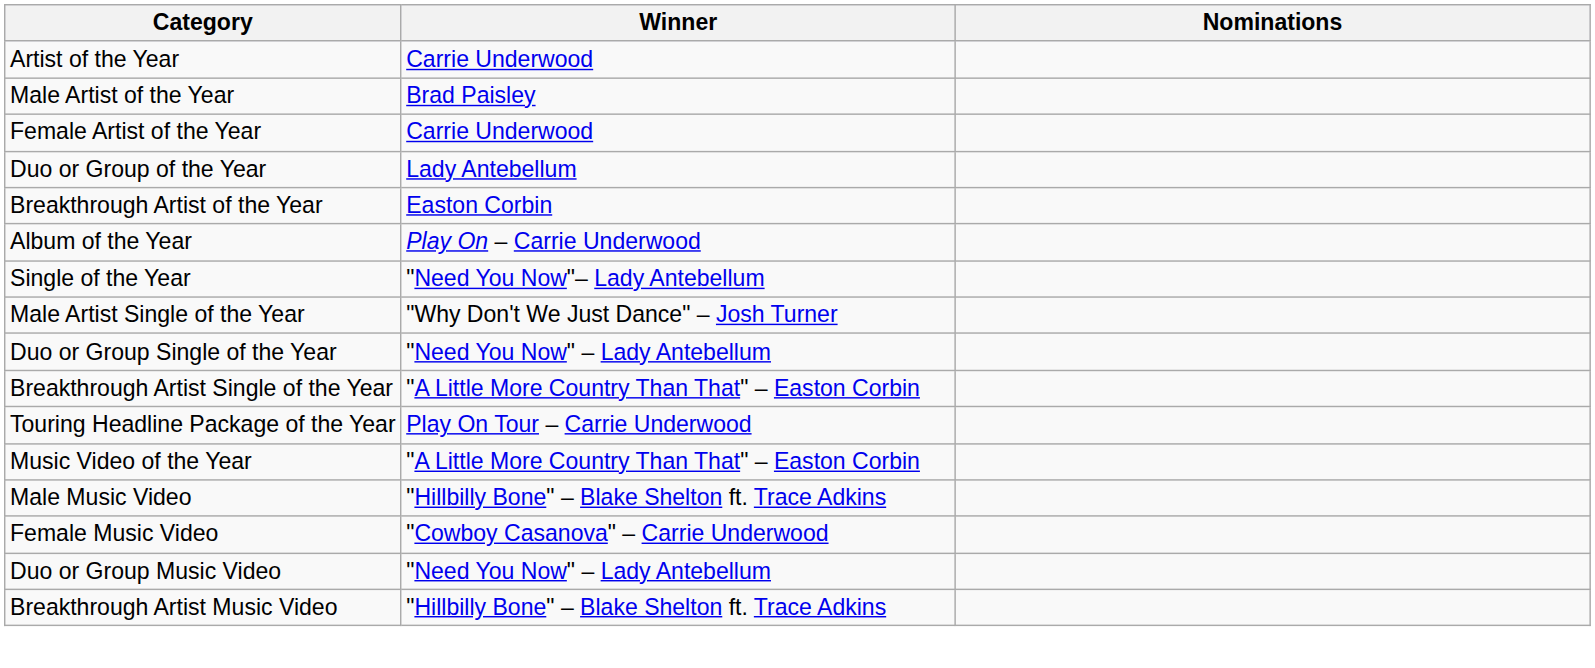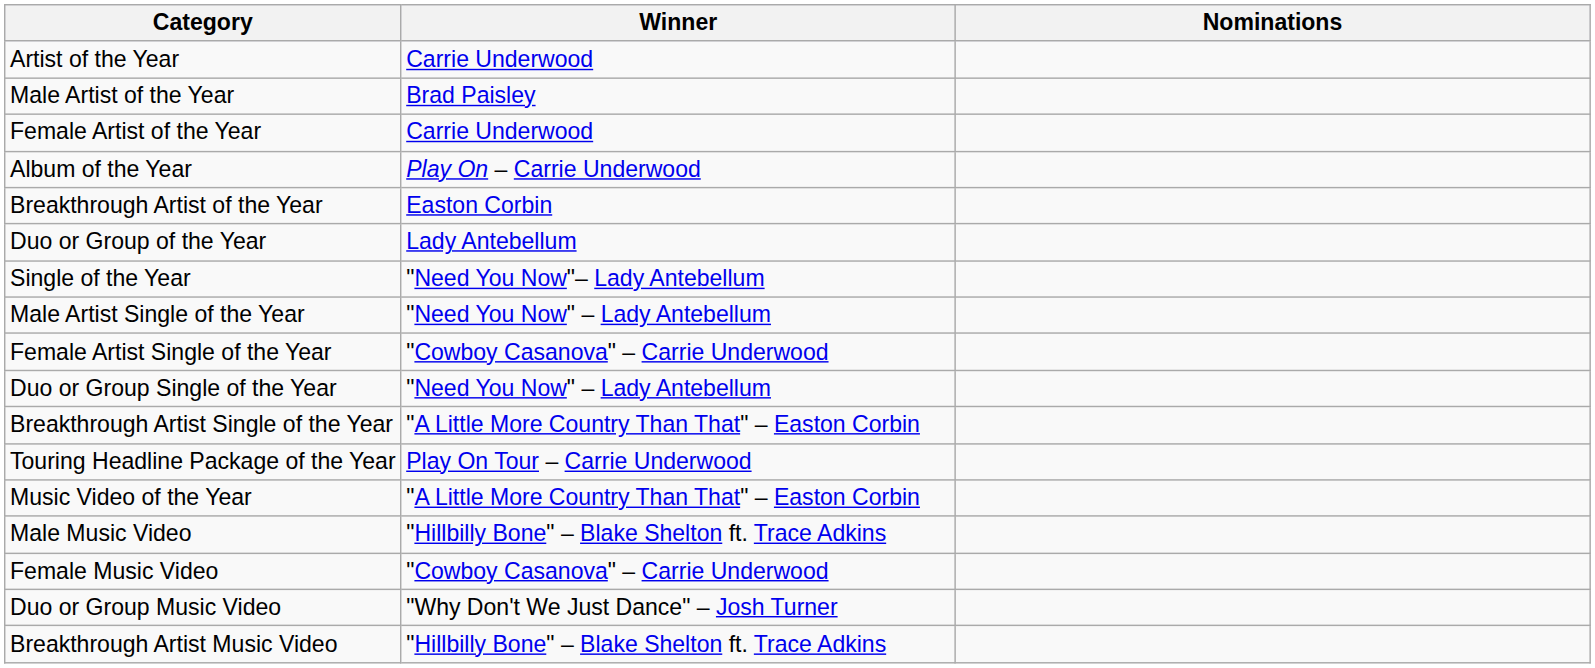rows swapped: (138, 168) <-> (101, 242)
(622, 315) "Why Don't We Just Dance" – Josh Turner -> (589, 315) "Need You Now" – Lady Antebellum
+ row: (171, 351)
(589, 570) "Need You Now" – Lady Antebellum -> (622, 607) "Why Don't We Just Dance" – Josh Turner
